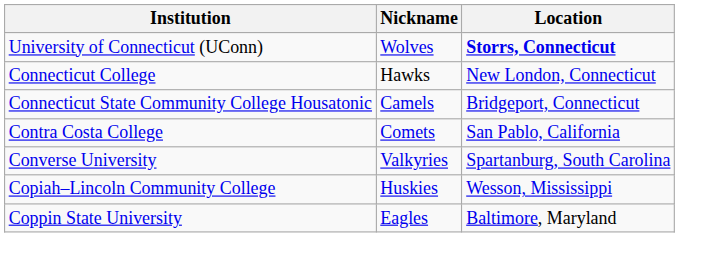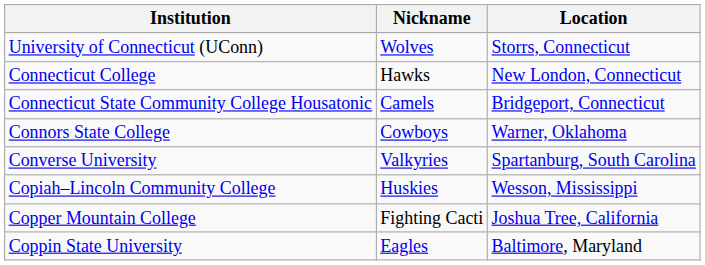(541, 47) bold -> (561, 47) normal
+ row: (89, 132)
- row: (86, 132)
+ row: (102, 217)
